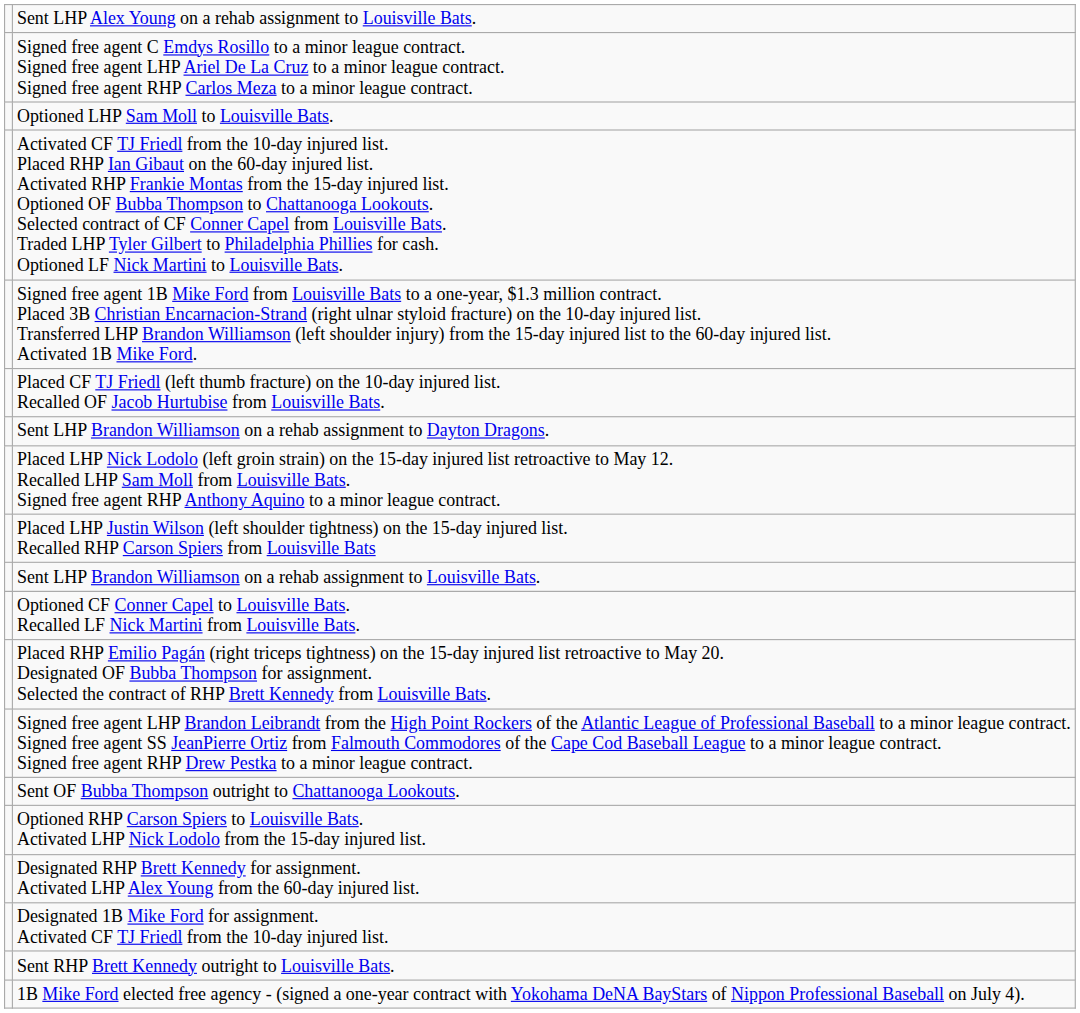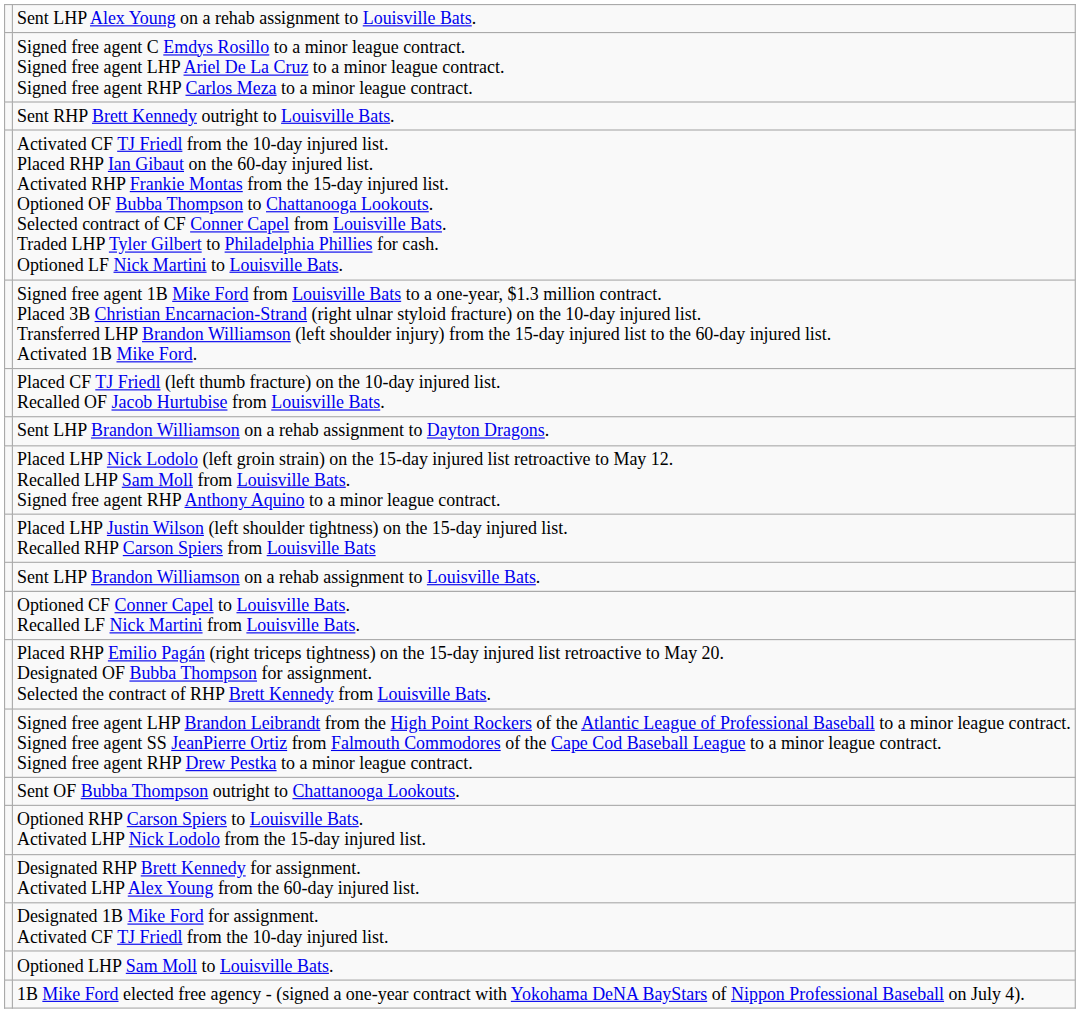rows swapped: (175, 115) <-> (206, 965)
